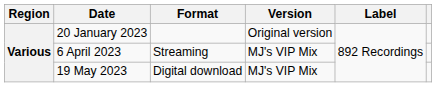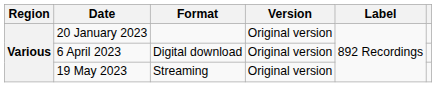(181, 52) Streaming -> (198, 52) Digital download
(283, 52) MJ's VIP Mix -> (290, 52) Original version
(198, 71) Digital download -> (181, 71) Streaming
(283, 71) MJ's VIP Mix -> (290, 71) Original version
